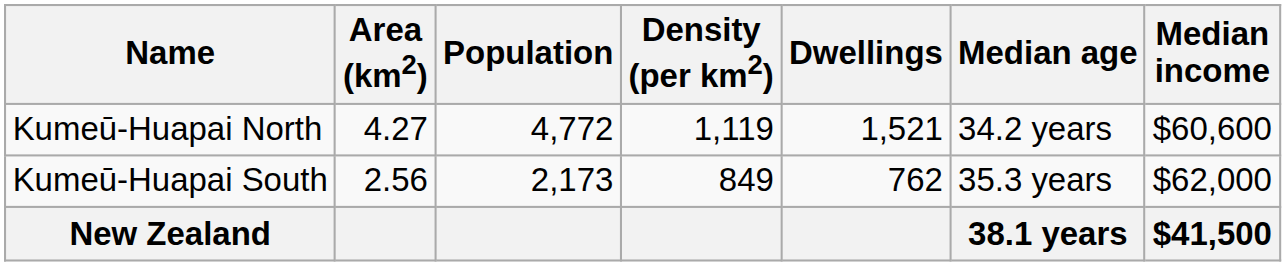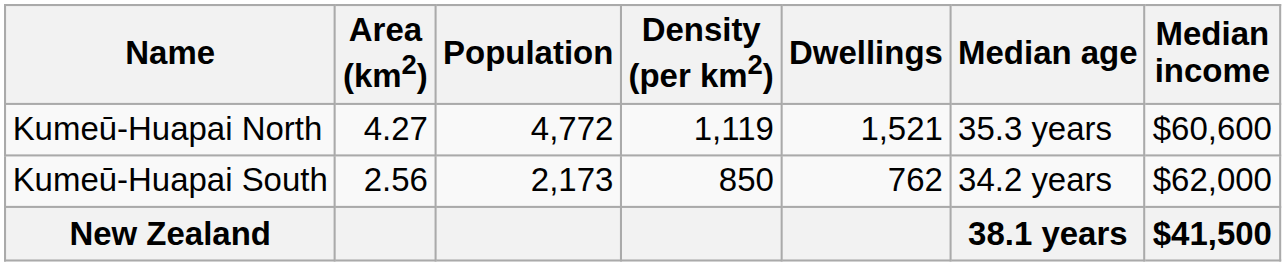(1035, 128) 34.2 years -> (1035, 128) 35.3 years
(746, 181) 849 -> (746, 181) 850
(1035, 181) 35.3 years -> (1035, 181) 34.2 years
